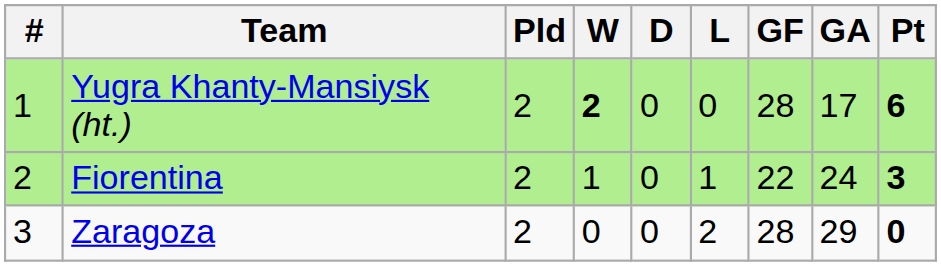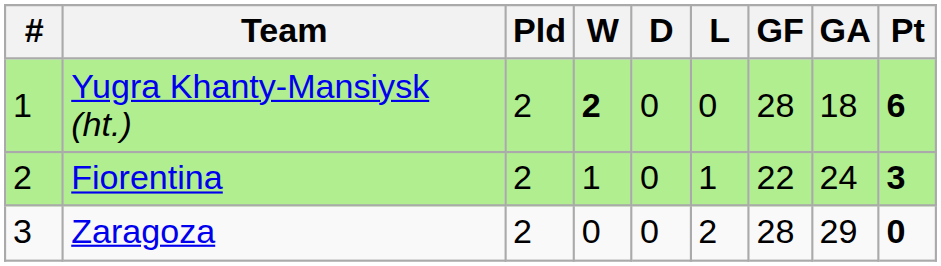(839, 104) 17 -> (839, 104) 18
